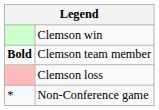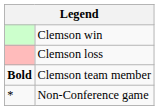rows swapped: (70, 75) <-> (94, 55)
